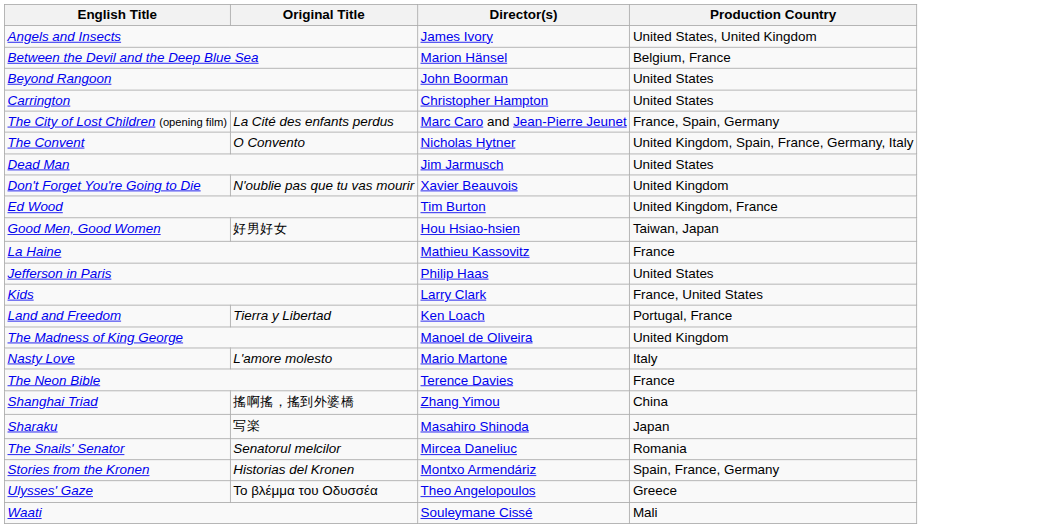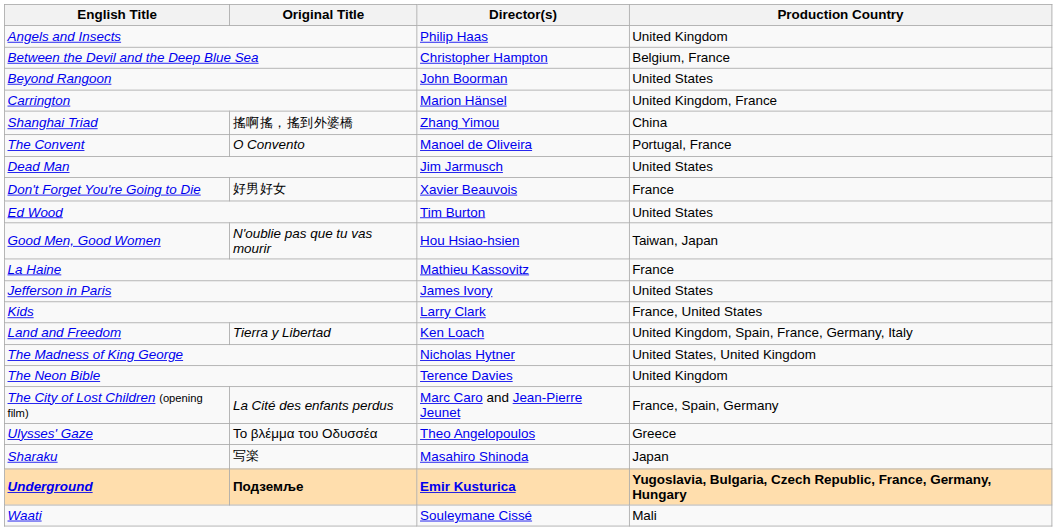(457, 36) James Ivory -> (454, 36) Philip Haas
(725, 36) United States, United Kingdom -> (680, 36) United Kingdom
(464, 57) Marion Hänsel -> (484, 57) Christopher Hampton
(484, 100) Christopher Hampton -> (463, 100) Marion Hänsel
(673, 100) United States -> (705, 100) United Kingdom, France
rows swapped: (117, 121) <-> (53, 402)
(468, 143) Nicholas Hytner -> (476, 145) Manoel de Oliveira
(773, 143) United Kingdom, Spain, France, Germany, Italy -> (682, 145) Portugal, France
(324, 185) N'oublie pas que tu vas mourir -> (260, 189) 好男好女
(681, 185) United Kingdom -> (653, 189) France
(705, 206) United Kingdom, France -> (673, 212) United States
(260, 229) 好男好女 -> (303, 240) N'oublie pas que tu vas mourir
(454, 273) Philip Haas -> (456, 291) James Ivory
(683, 316) Portugal, France -> (772, 333) United Kingdom, Spain, France, Germany, Italy
(477, 337) Manoel de Oliveira -> (467, 355) Nicholas Hytner
(681, 337) United Kingdom -> (724, 355) United States, United Kingdom
- row: (41, 358)
(654, 380) France -> (680, 376) United Kingdom
rows swapped: (33, 426) <-> (50, 491)
- row: (66, 449)
- row: (78, 470)
+ row: (50, 486)
